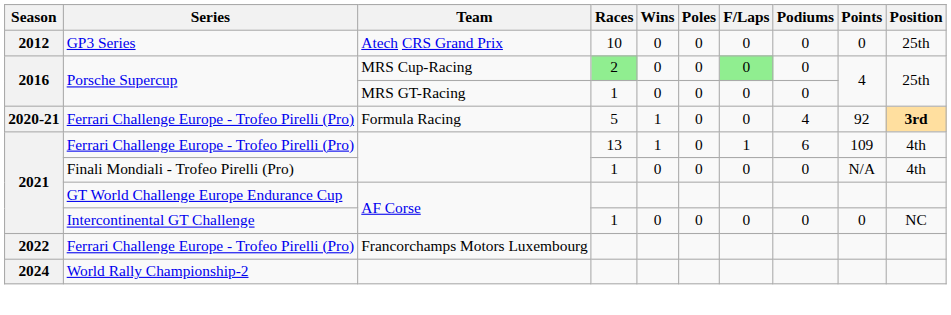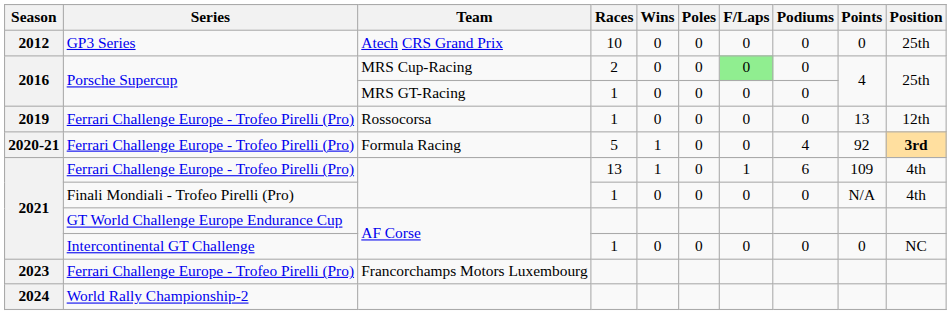(614, 68) lightgreen background -> (614, 68) no background
+ row: (210, 119)
(34, 246) 2022 -> (34, 271) 2023
